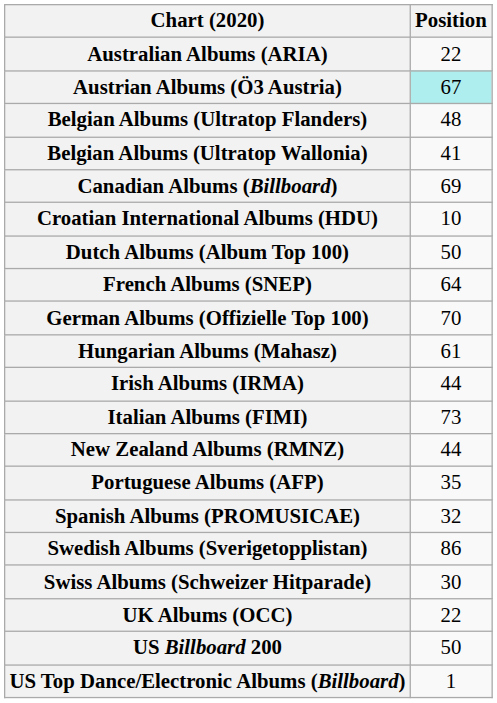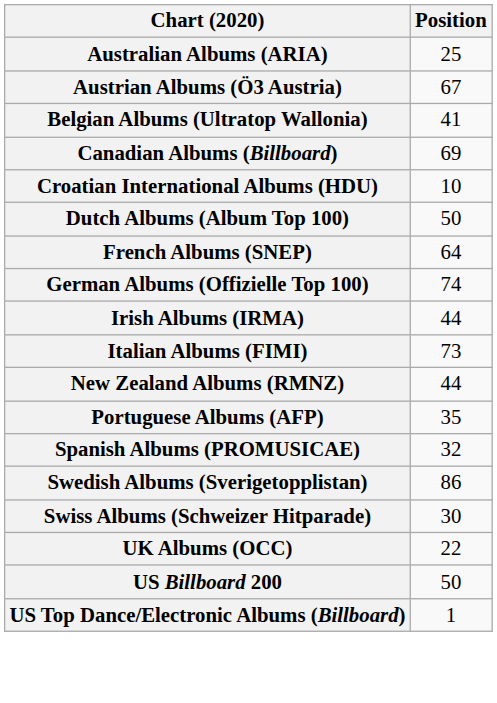(451, 53) 22 -> (451, 53) 25
(451, 86) paleturquoise background -> (451, 86) no background
- row: (207, 119)
(451, 317) 70 -> (451, 284) 74
- row: (207, 350)
